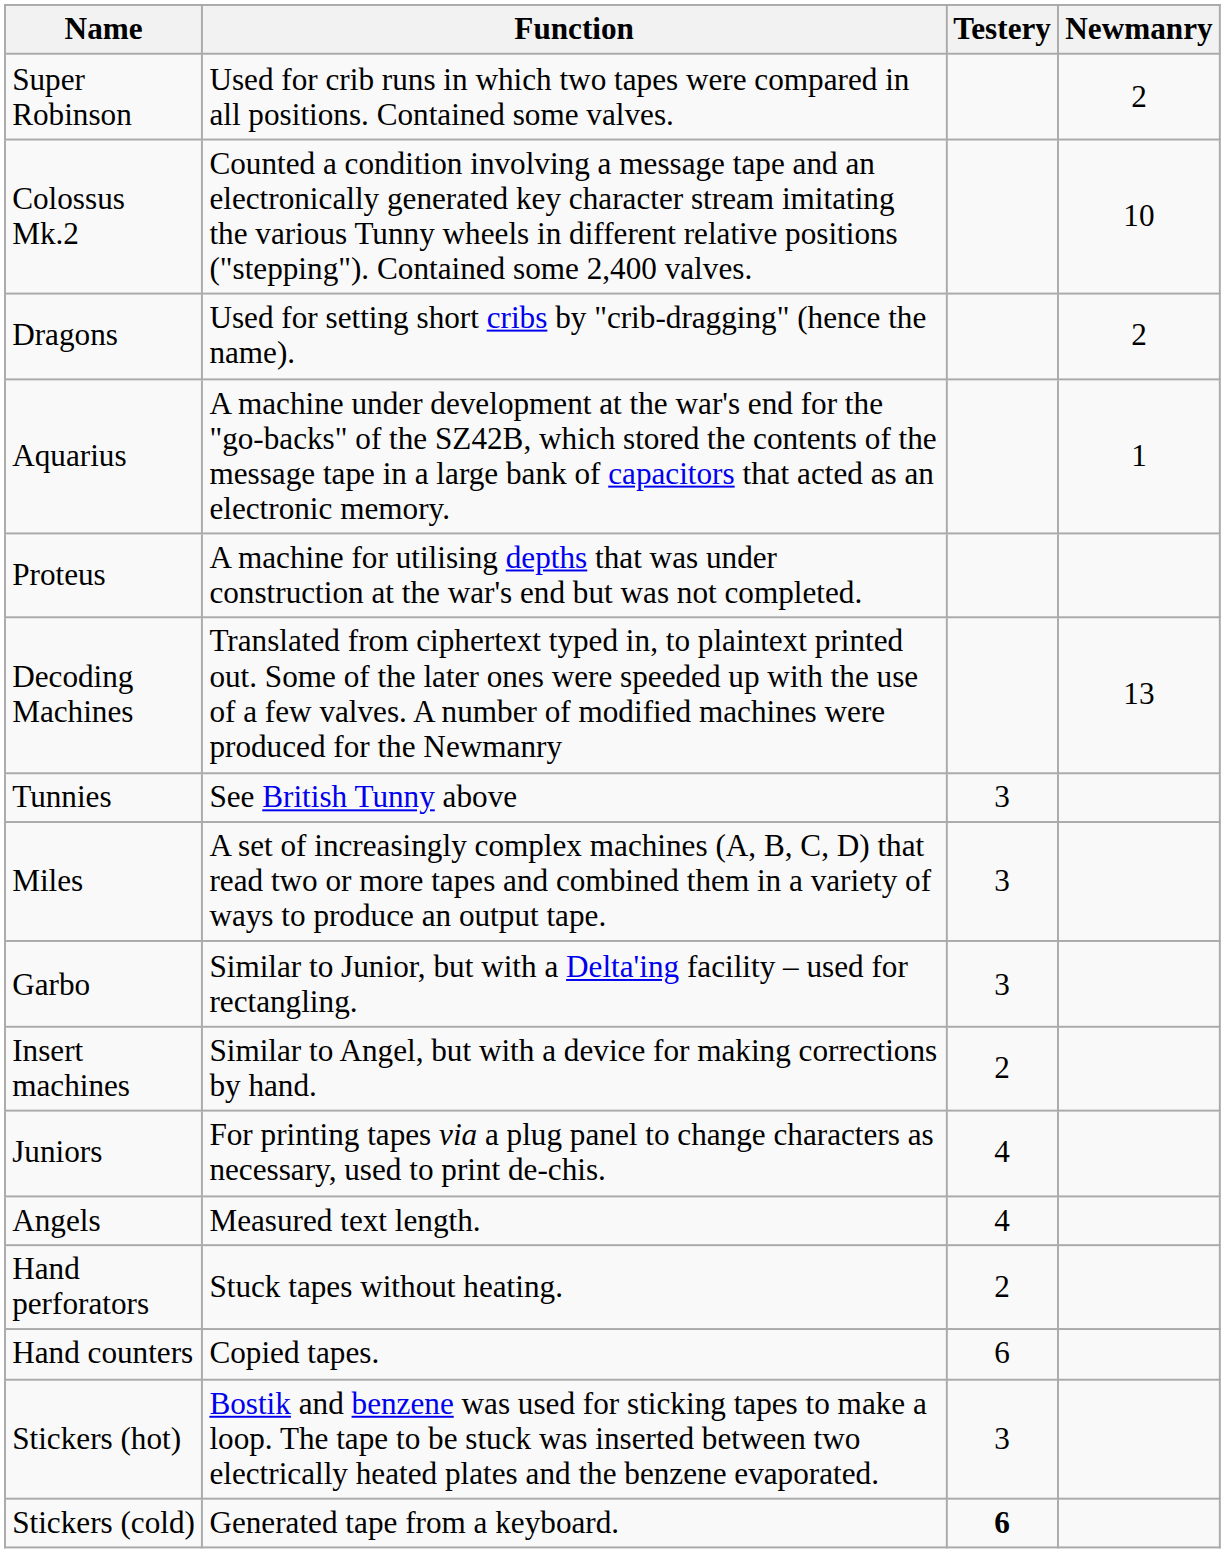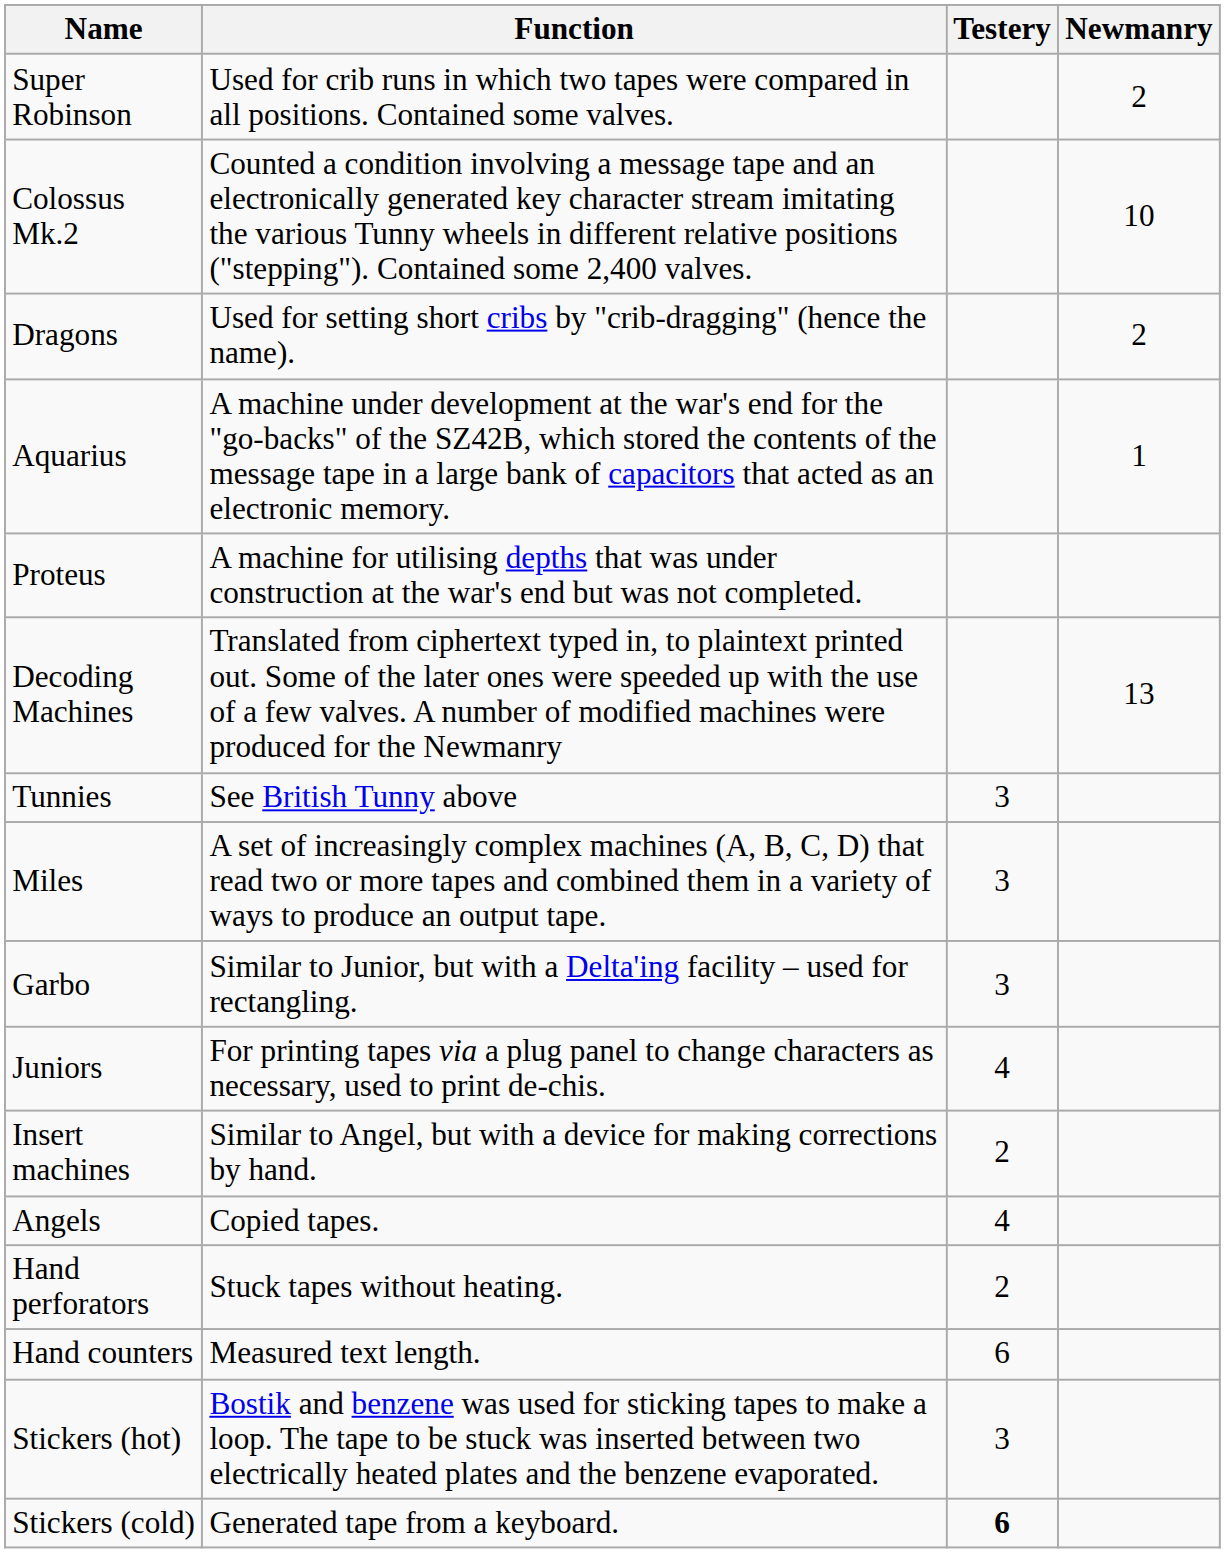rows swapped: (57, 1152) <-> (71, 1068)
(345, 1219) Measured text length. -> (294, 1219) Copied tapes.
(294, 1353) Copied tapes. -> (345, 1353) Measured text length.
